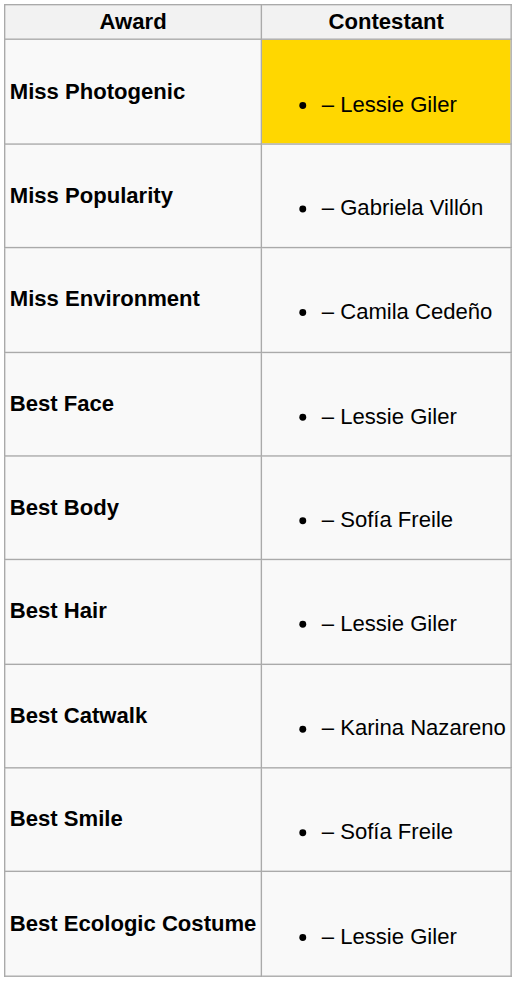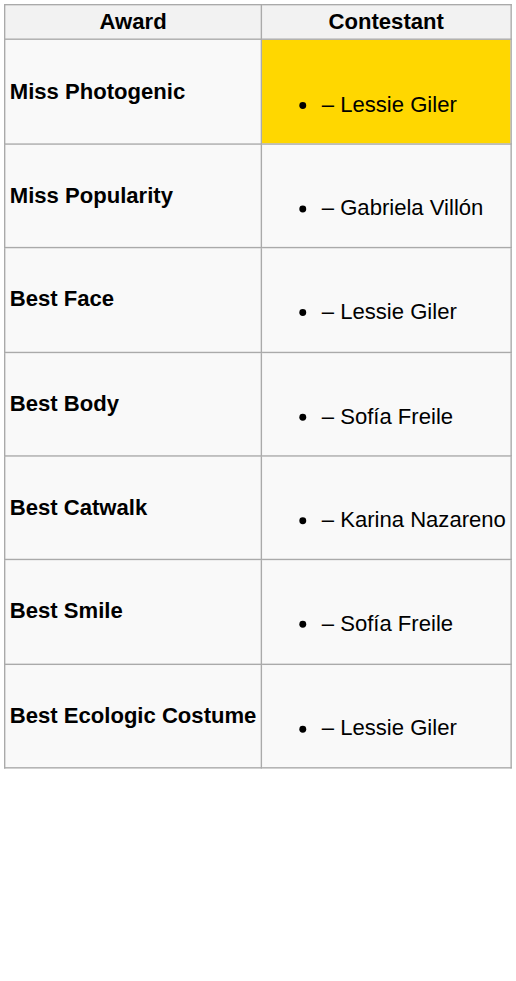- row: (105, 299)
- row: (58, 611)
